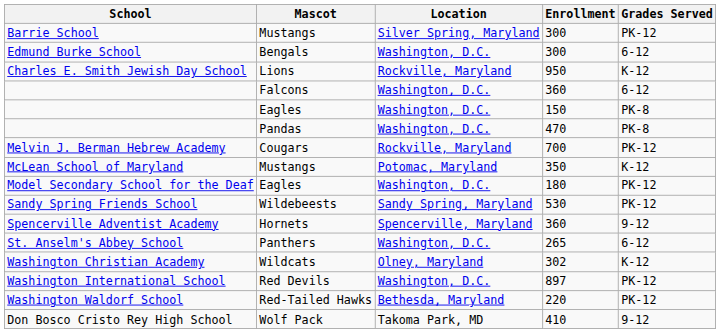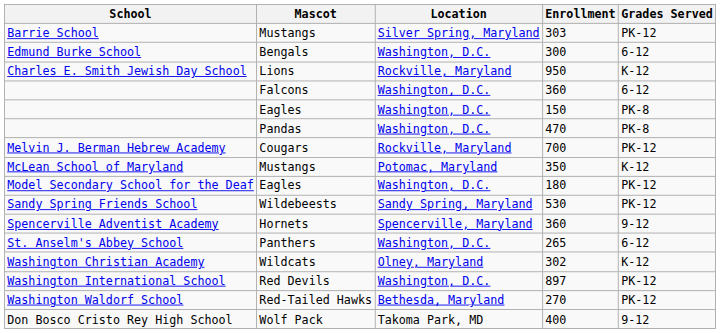(556, 33) 300 -> (556, 33) 303
(556, 300) 220 -> (556, 300) 270
(556, 319) 410 -> (556, 319) 400
